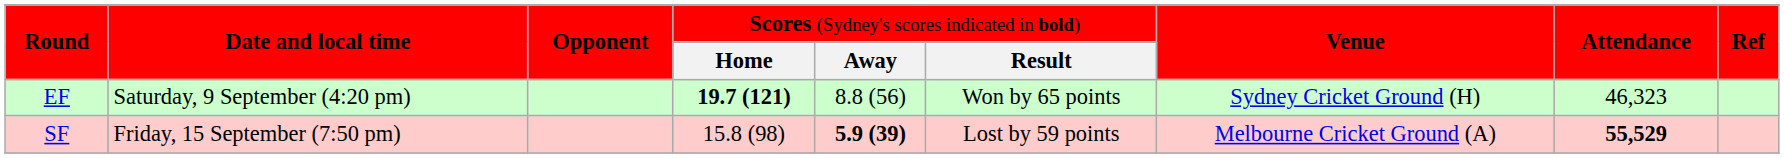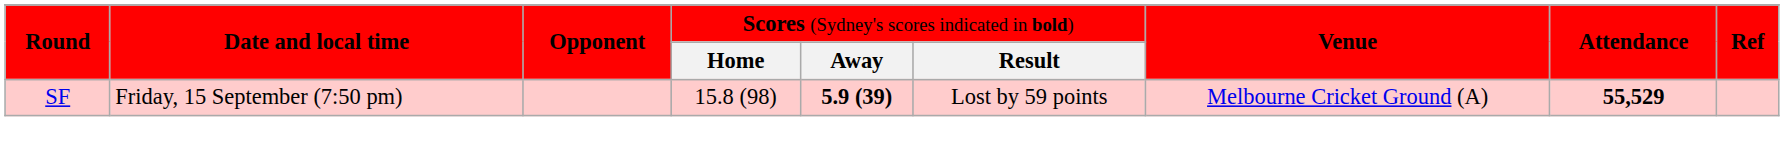- row: (57, 97)
